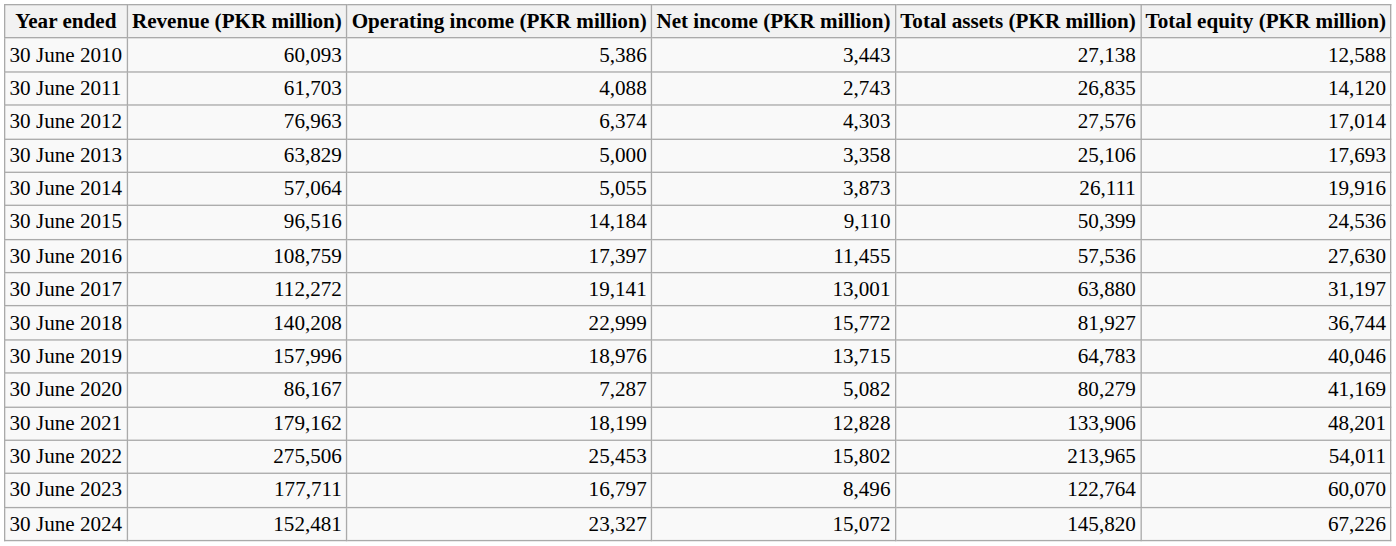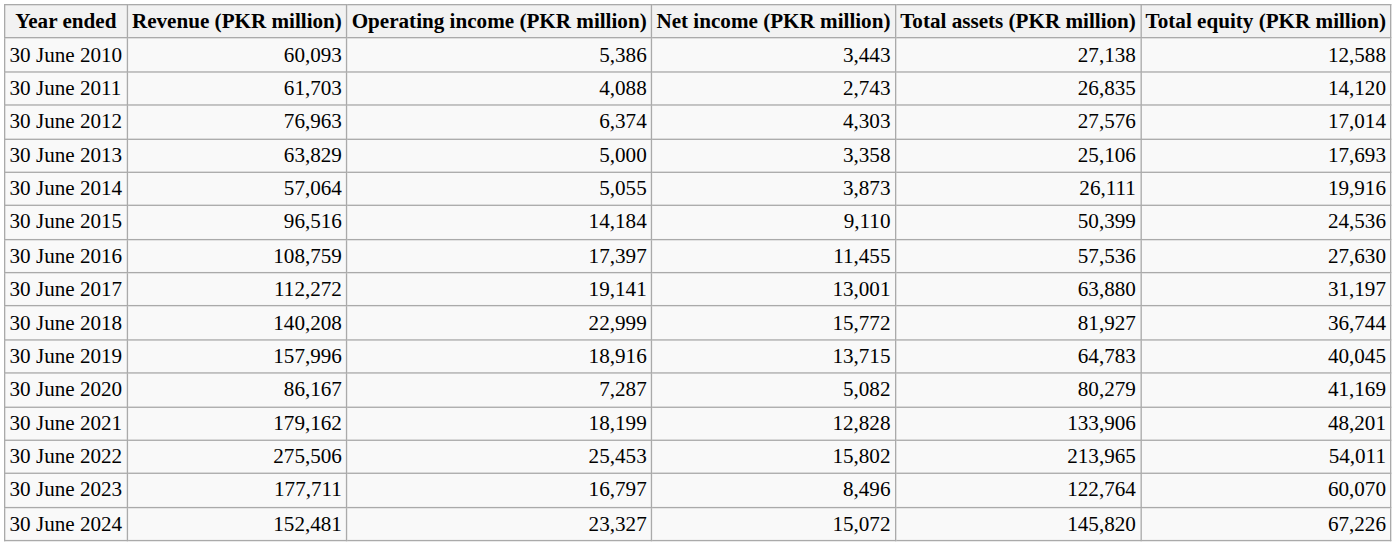(618, 356) 18,976 -> (618, 356) 18,916
(1357, 356) 40,046 -> (1357, 356) 40,045
